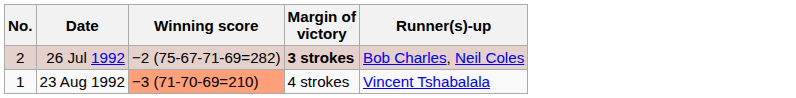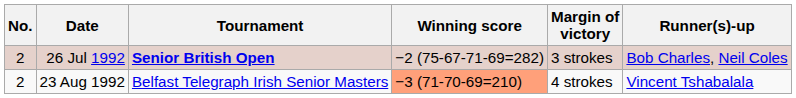+ column: (260, 25)
(321, 58) bold -> (582, 58) normal
(20, 82) 1 -> (20, 82) 2
